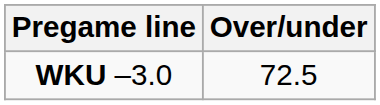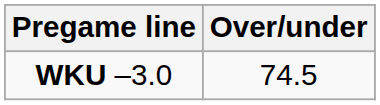(289, 74) 72.5 -> (289, 74) 74.5
